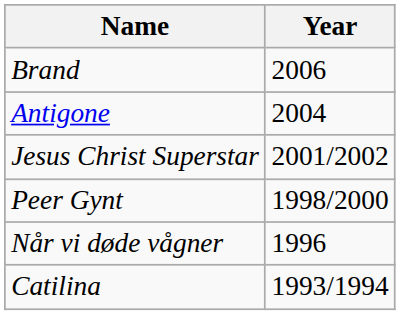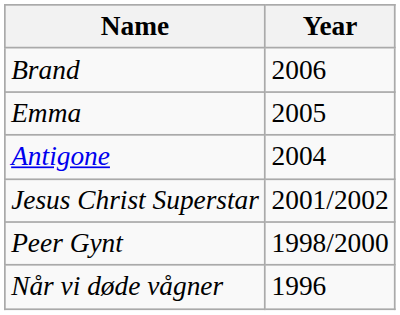+ row: (46, 112)
- row: (56, 286)
